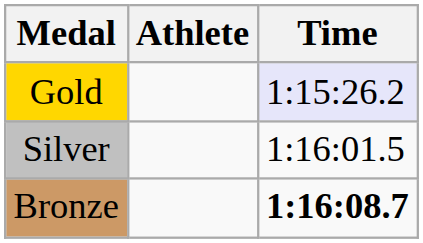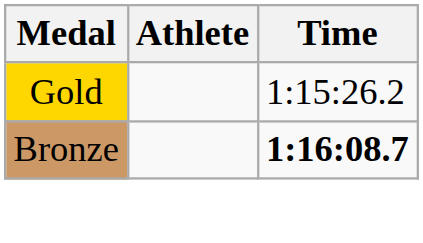(335, 91) lavender background -> (335, 91) no background
- row: (66, 149)
